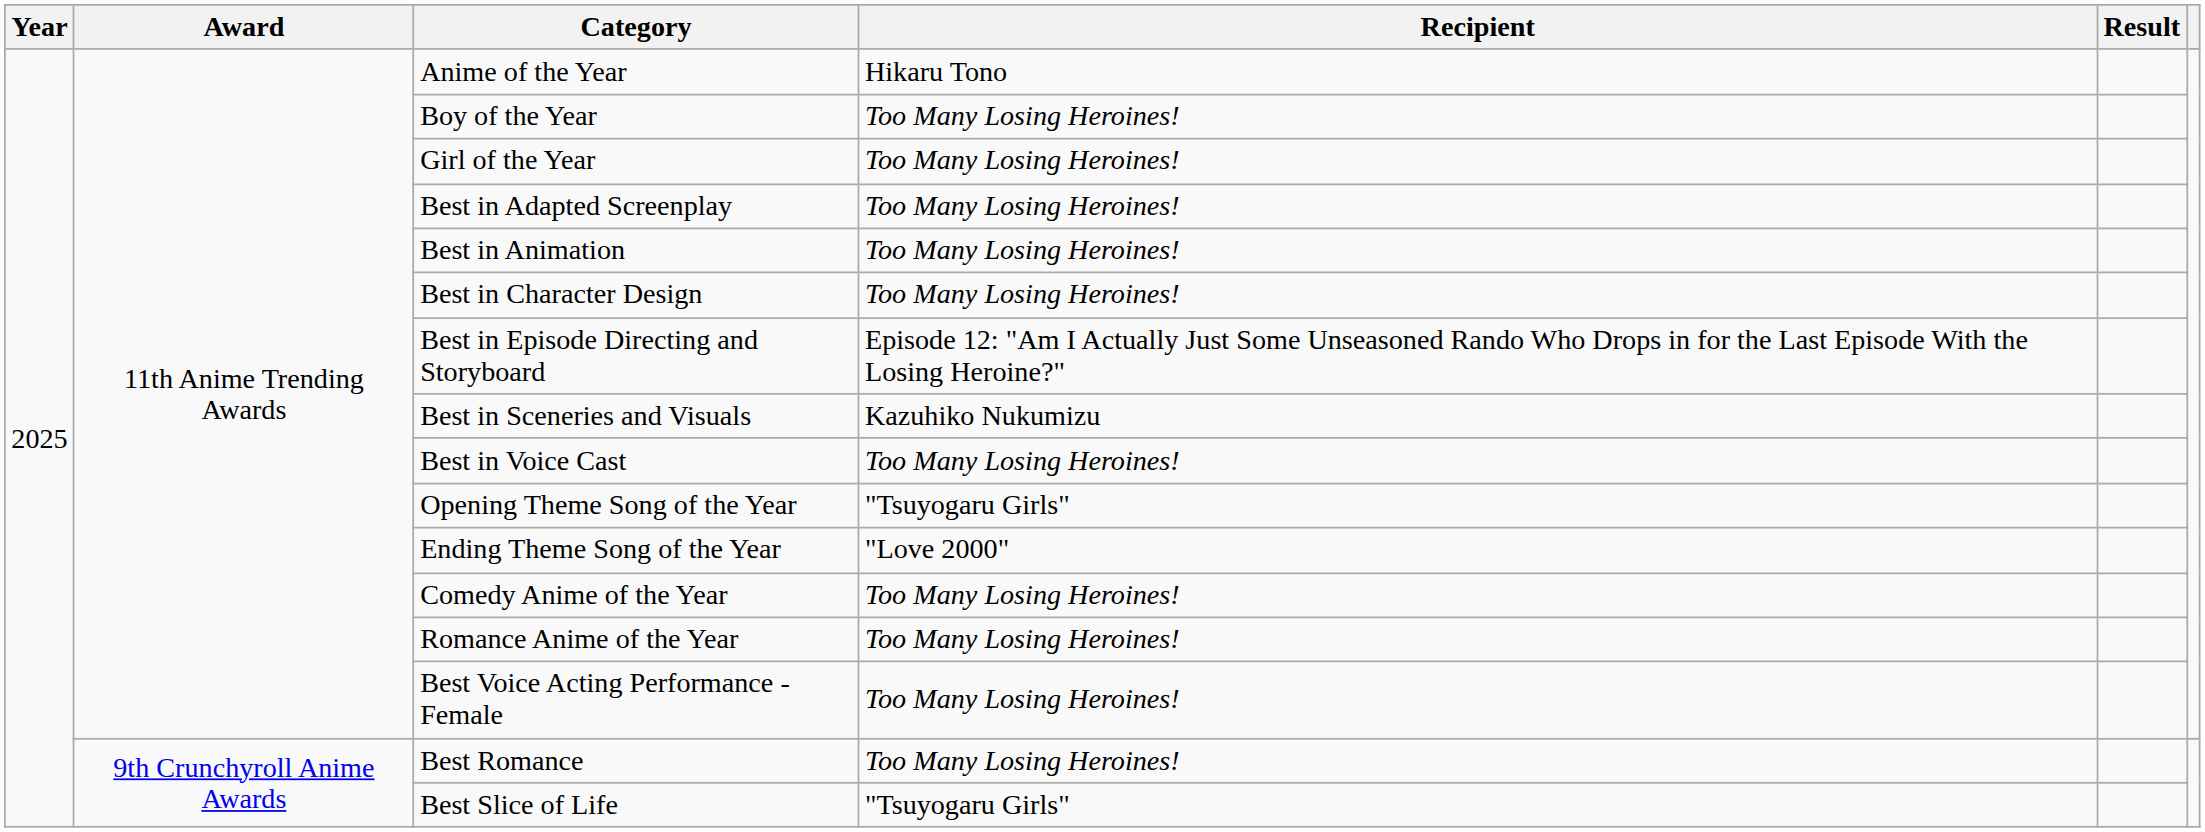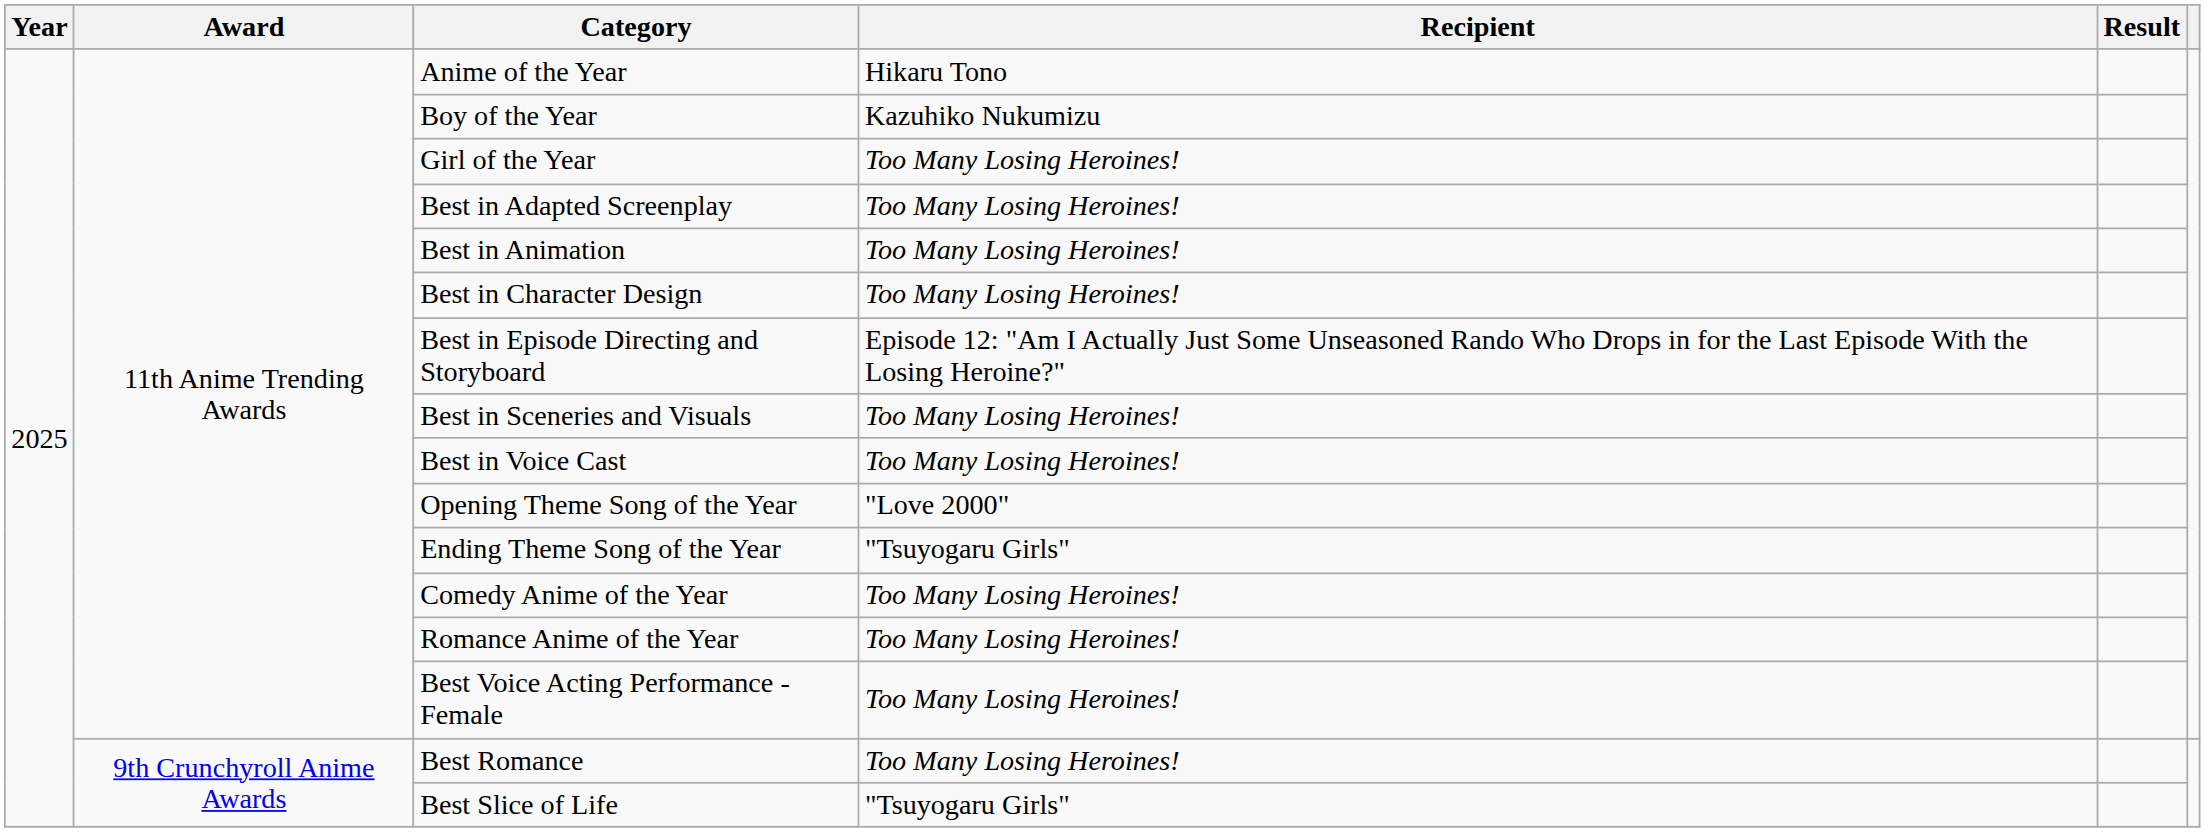(1022, 116) Too Many Losing Heroines! -> (983, 116) Kazuhiko Nukumizu
(983, 415) Kazuhiko Nukumizu -> (1022, 415) Too Many Losing Heroines!
(967, 505) "Tsuyogaru Girls" -> (937, 505) "Love 2000"
(937, 549) "Love 2000" -> (967, 549) "Tsuyogaru Girls"
